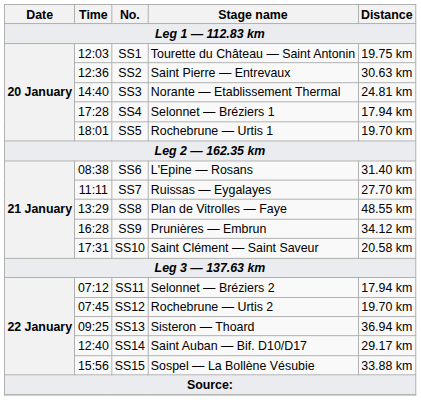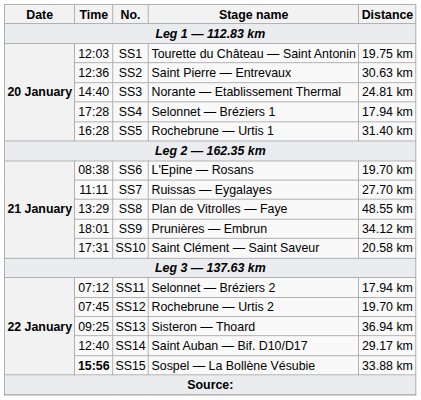(93, 131) 18:01 -> (94, 131) 16:28
(387, 131) 19.70 km -> (387, 131) 31.40 km
(387, 170) 31.40 km -> (387, 170) 19.70 km
(93, 228) 16:28 -> (94, 228) 18:01
(93, 365) normal -> (94, 365) bold
